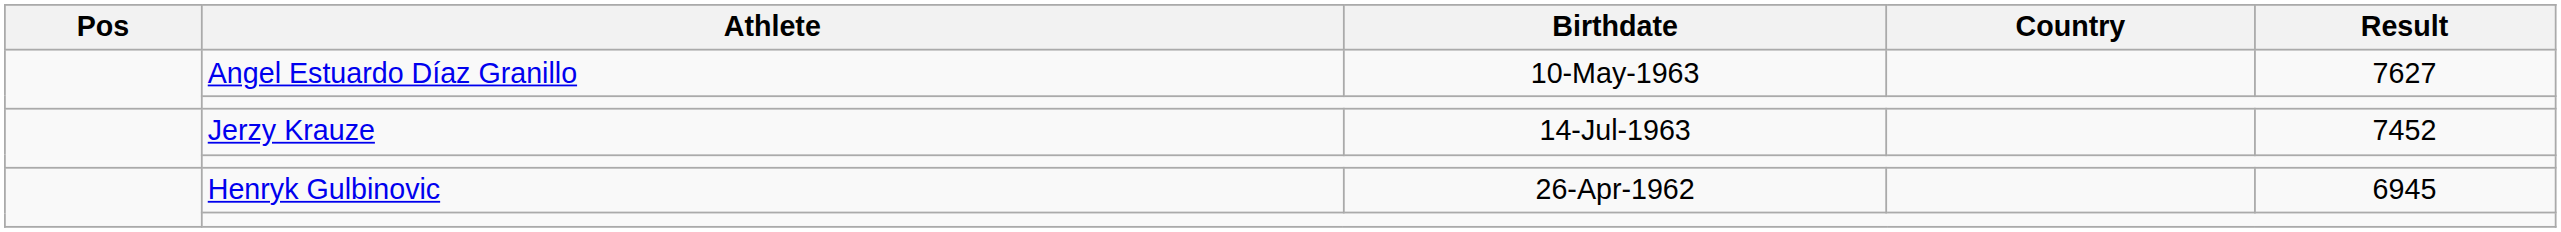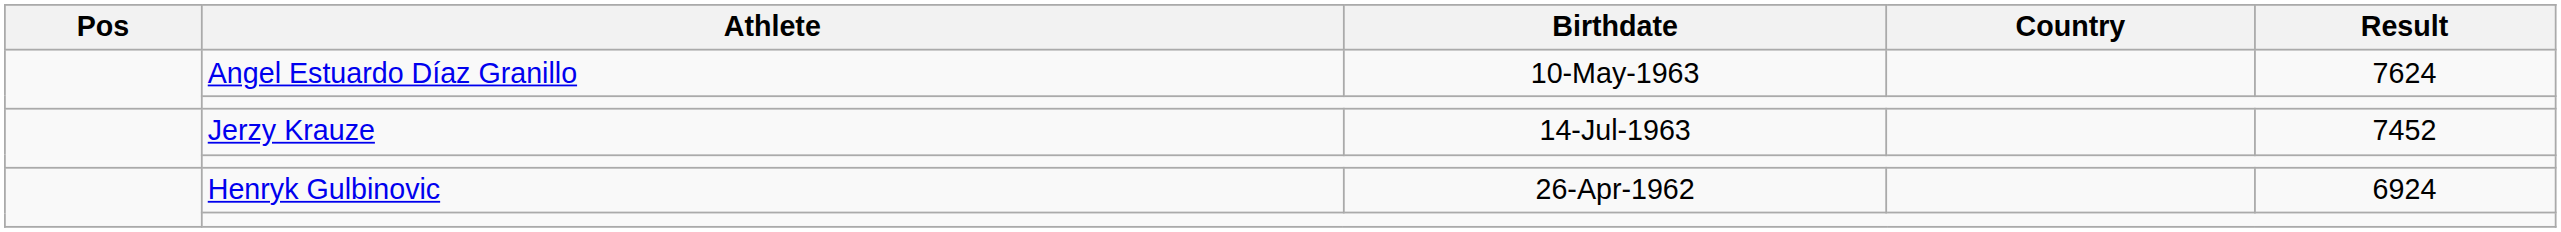(2404, 72) 7627 -> (2404, 72) 7624
(2404, 189) 6945 -> (2404, 189) 6924
